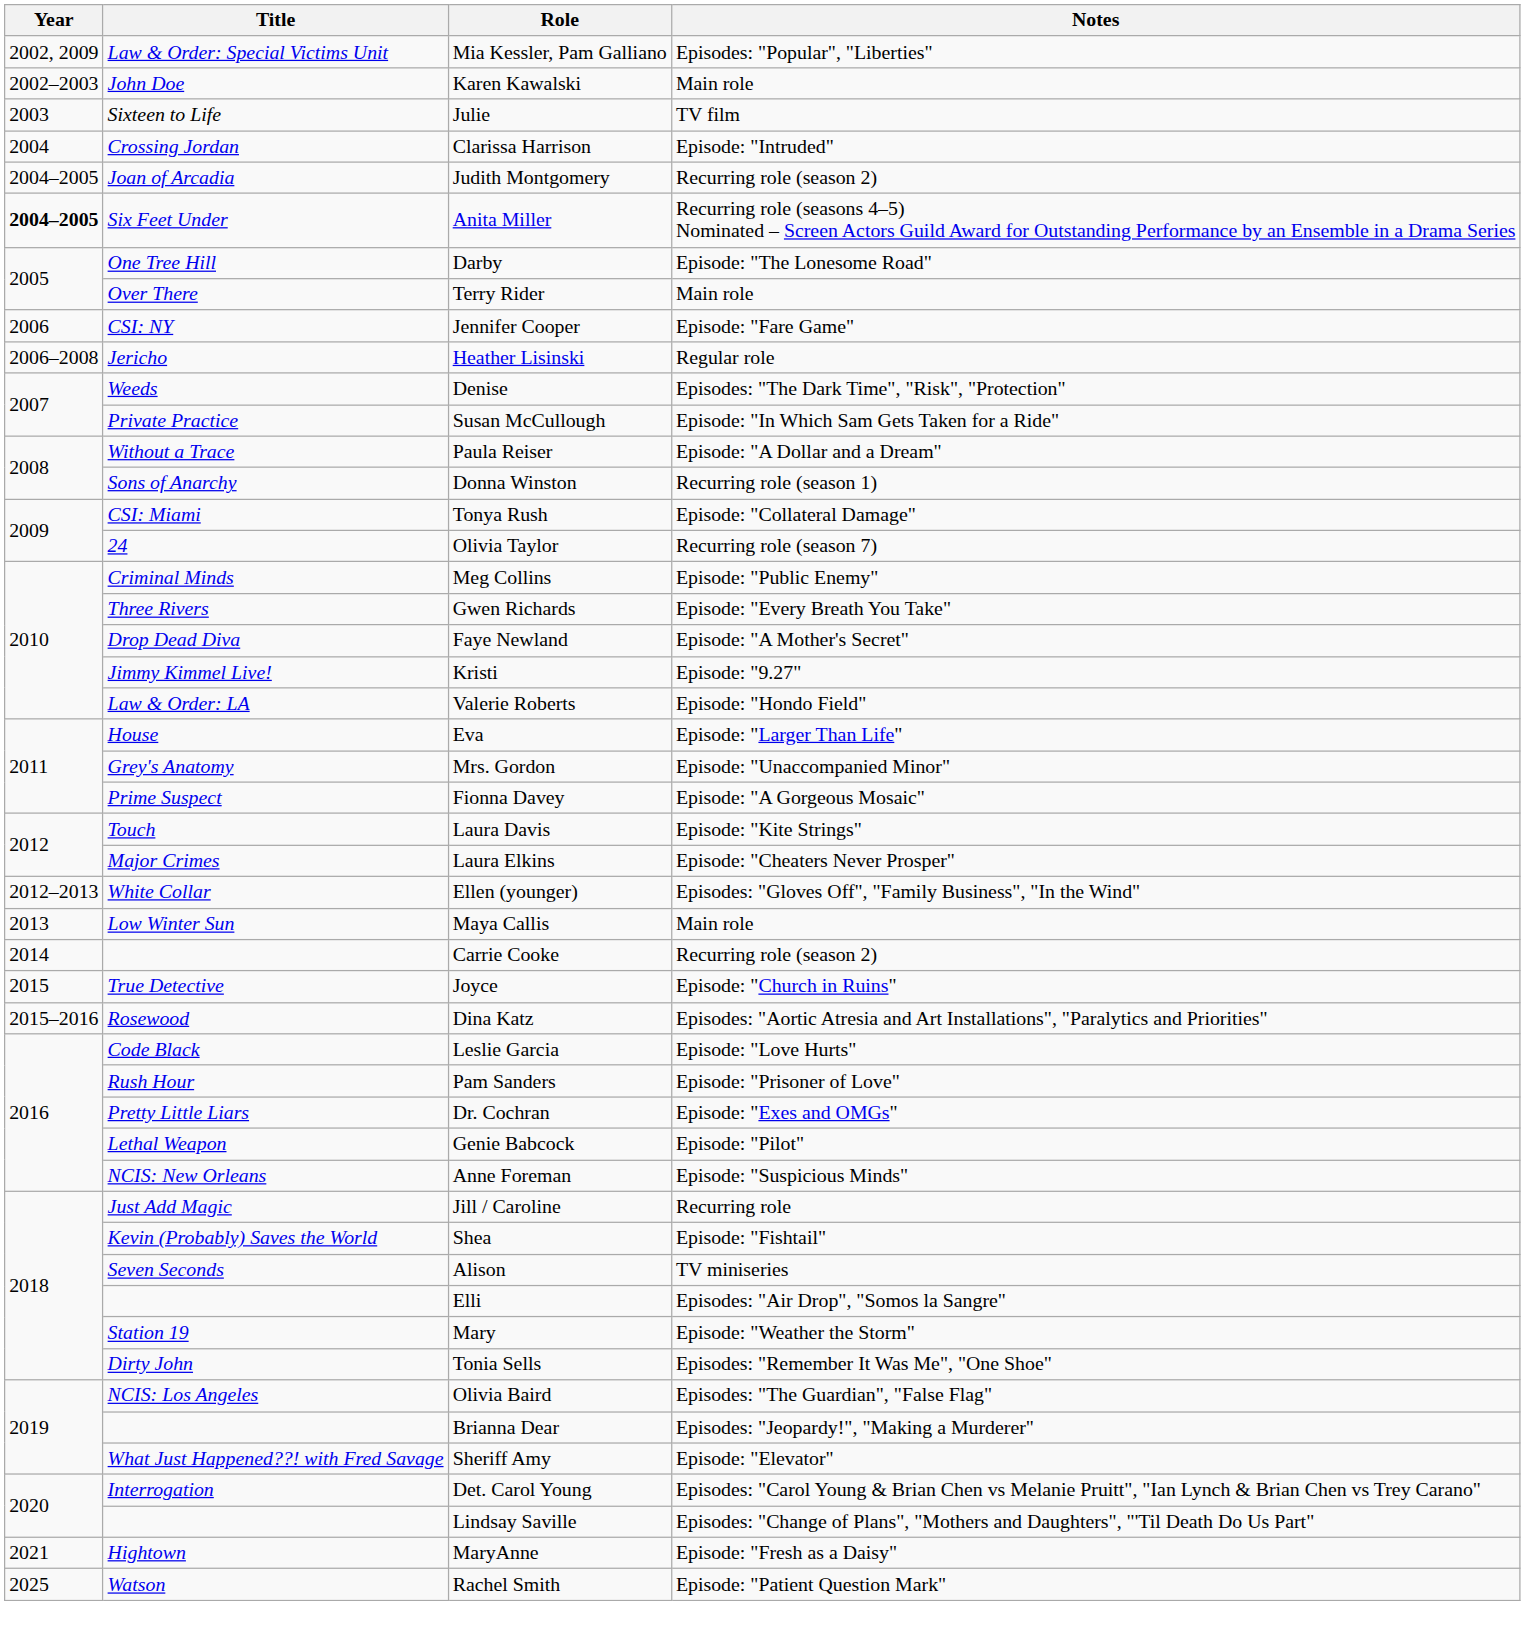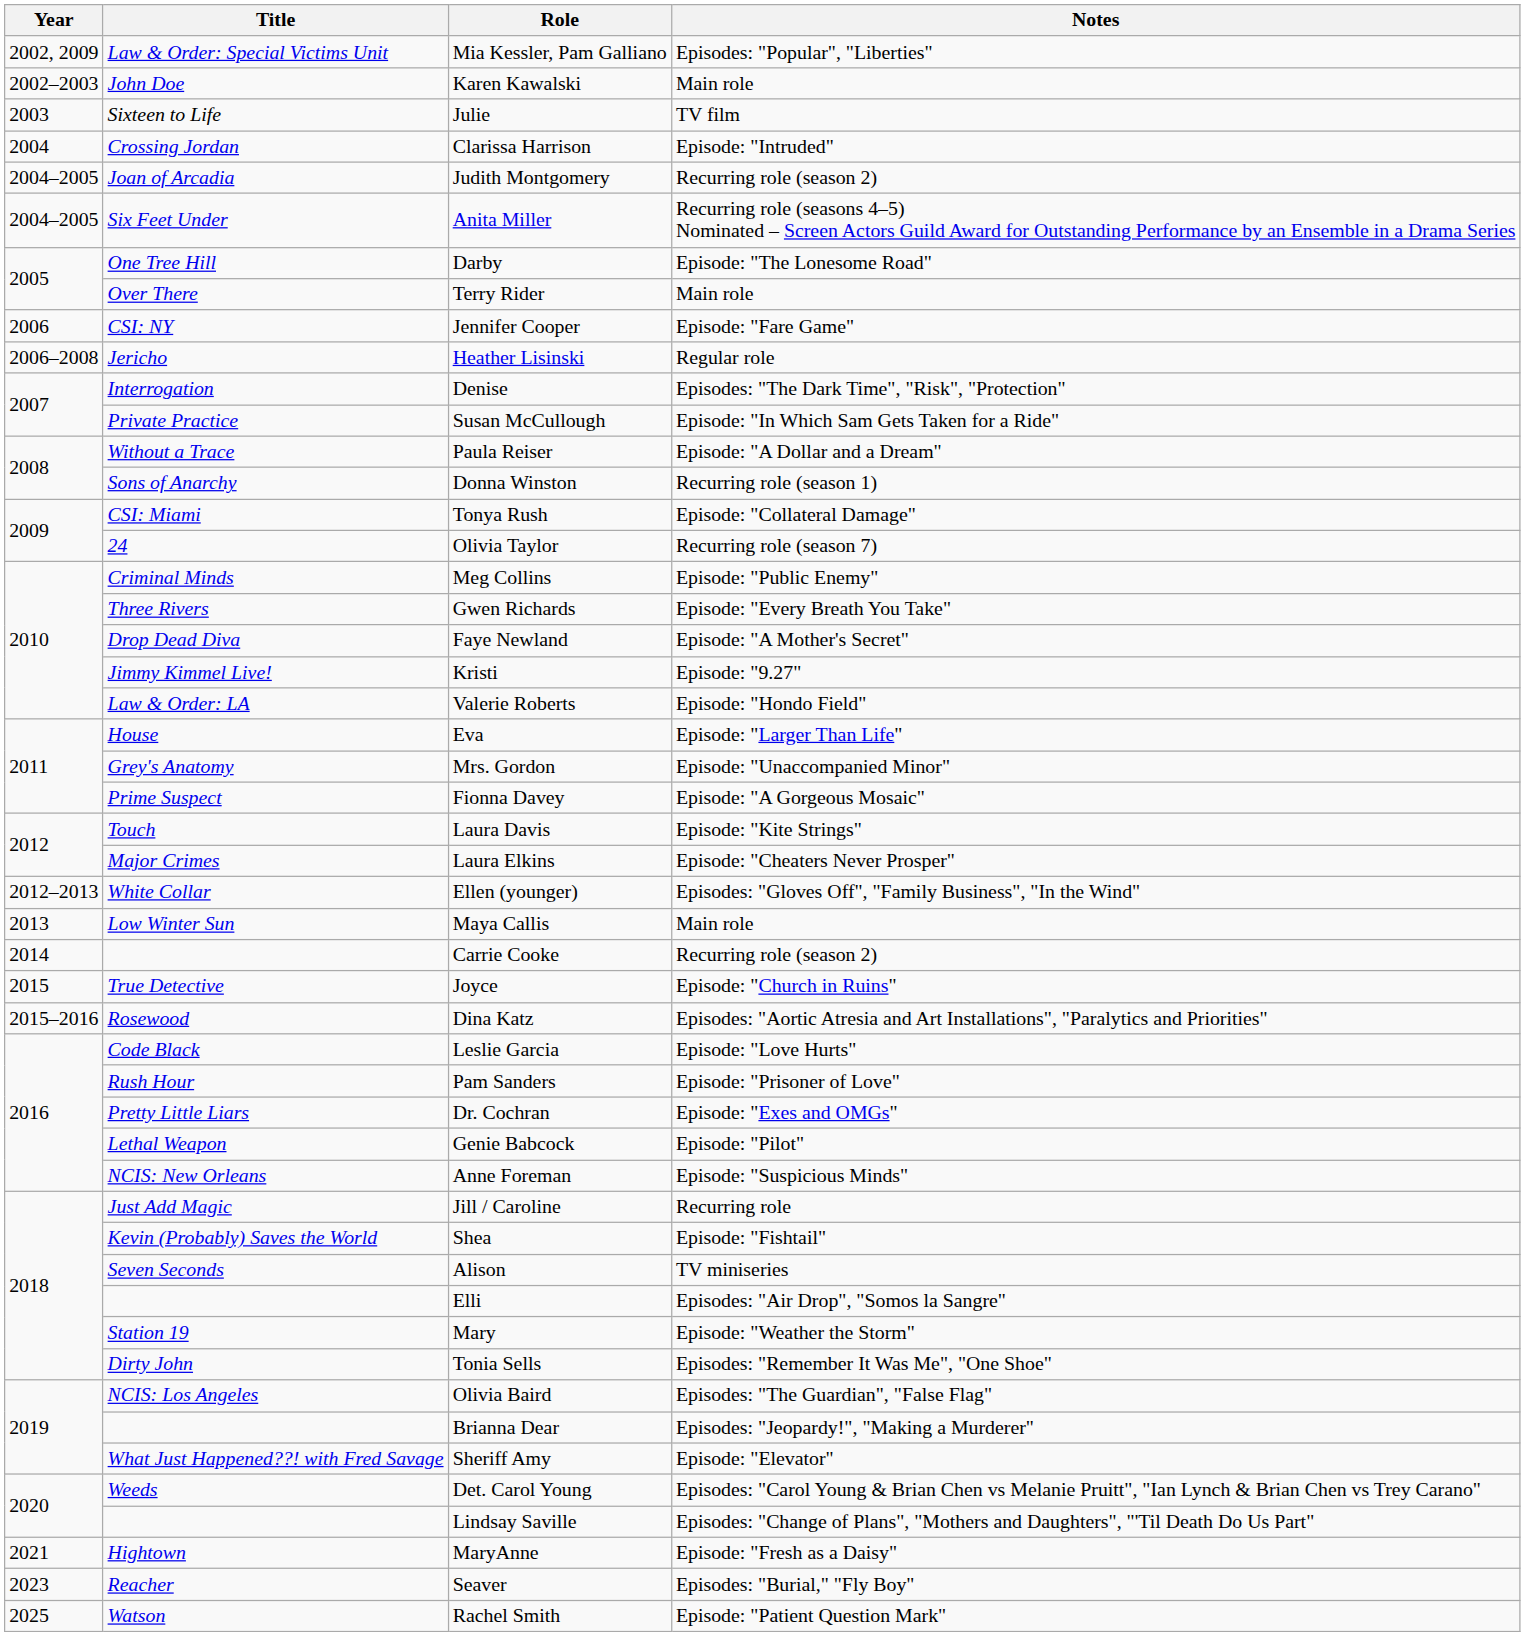(54, 220) bold -> (54, 220) normal
(133, 388) Weeds -> (161, 388) Interrogation
(161, 1489) Interrogation -> (133, 1489) Weeds
+ row: (480, 1584)
